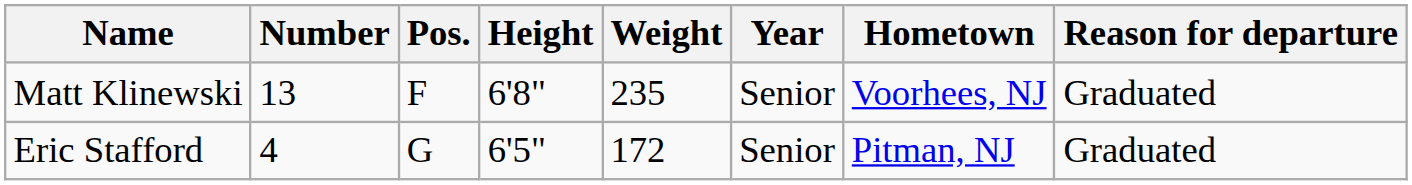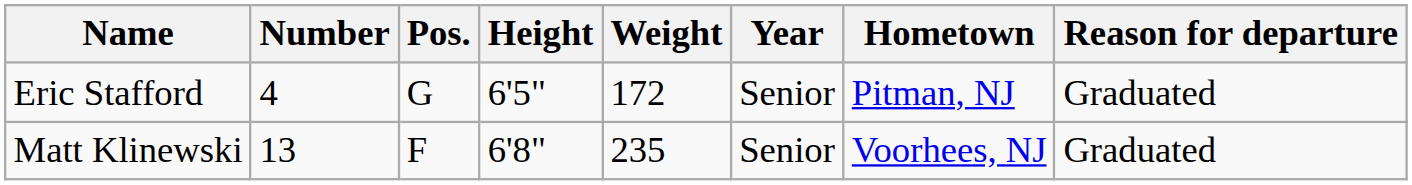rows swapped: (108, 149) <-> (128, 91)
